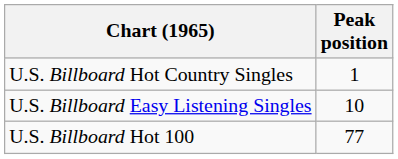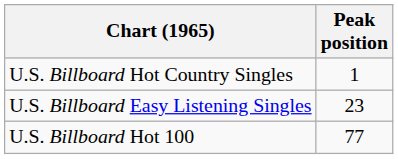(354, 105) 10 -> (354, 105) 23
